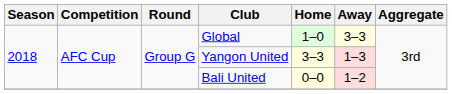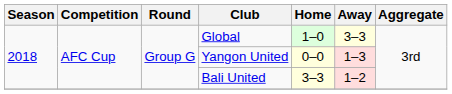(313, 57) 3–3 -> (313, 57) 0–0
(313, 78) 0–0 -> (313, 78) 3–3
